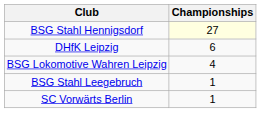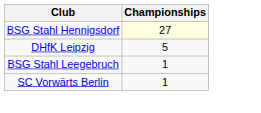(213, 47) 6 -> (165, 47) 5
- row: (87, 64)
